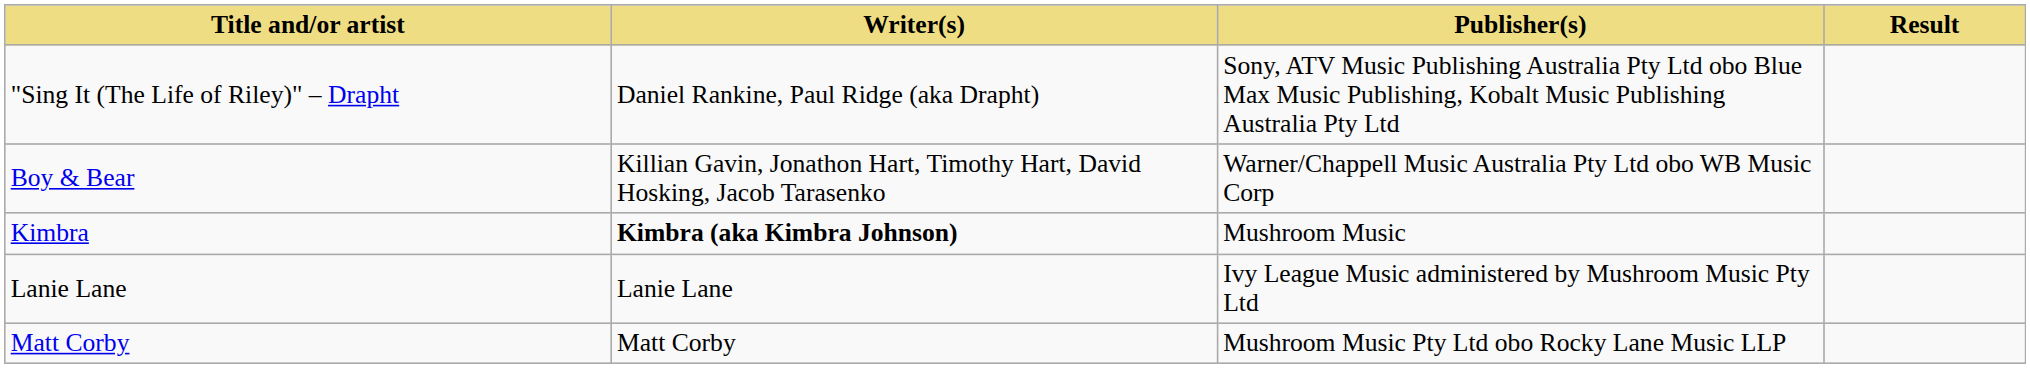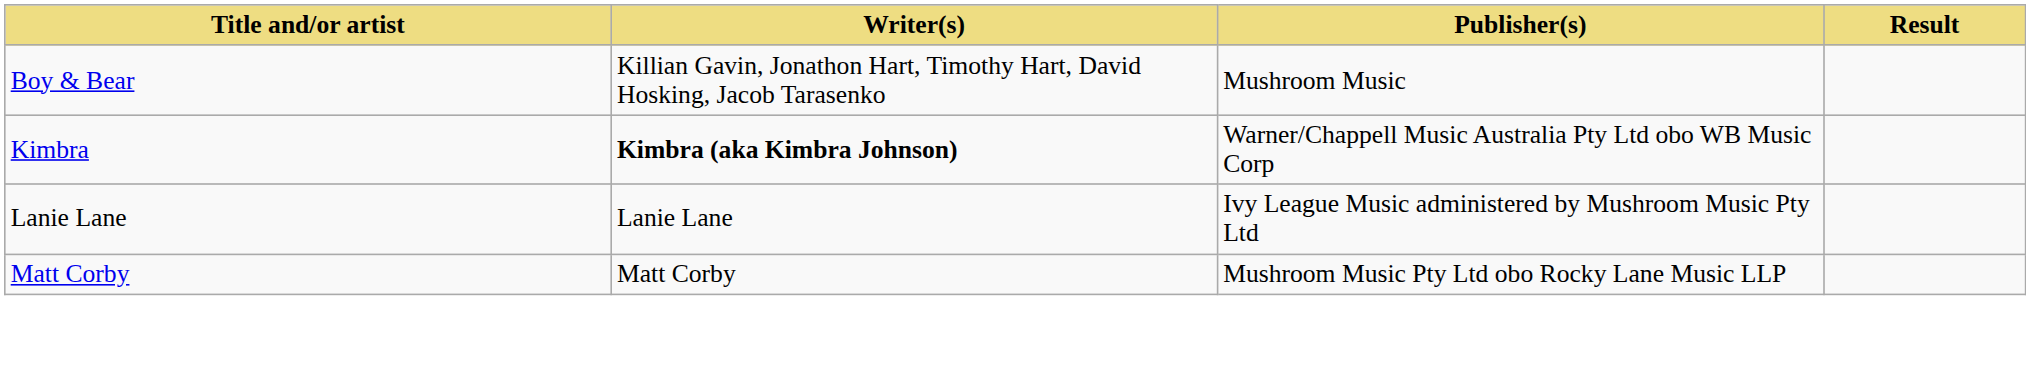- row: (205, 94)
(1517, 178) Warner/Chappell Music Australia Pty Ltd obo WB Music Corp -> (1315, 79) Mushroom Music
(1315, 233) Mushroom Music -> (1517, 149) Warner/Chappell Music Australia Pty Ltd obo WB Music Corp
